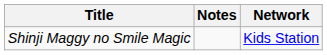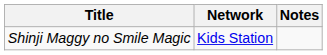columns swapped: (281, 15) <-> (217, 15)
